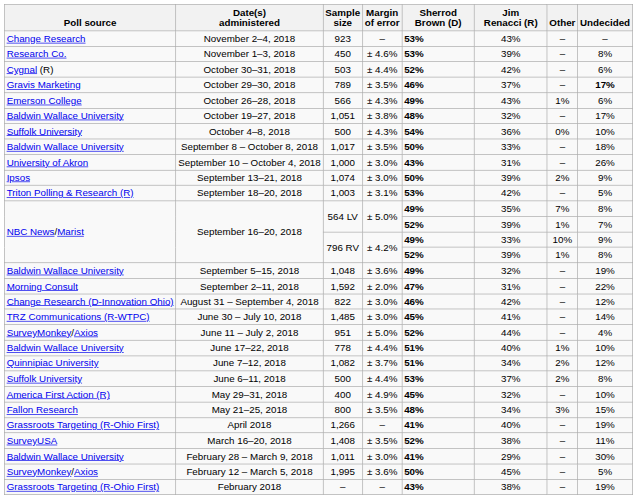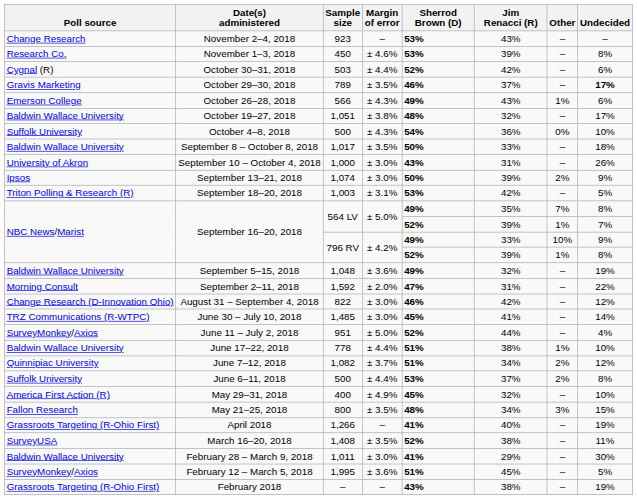(511, 348) 40% -> (511, 348) 38%
(414, 472) 50% -> (414, 472) 51%
